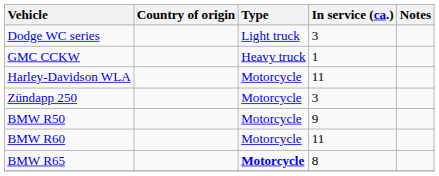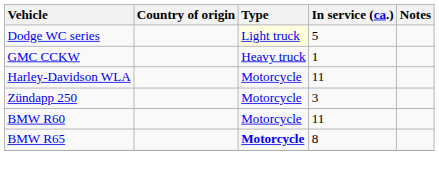(271, 35) no background -> (271, 35) lightyellow background
(315, 35) 3 -> (315, 35) 5
- row: (36, 118)
